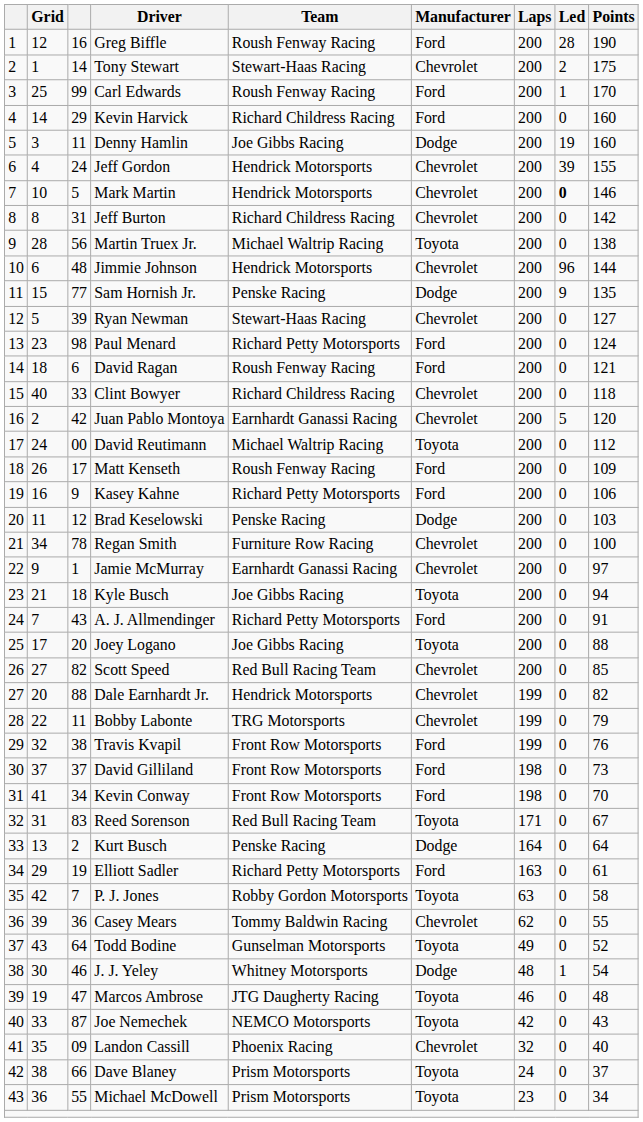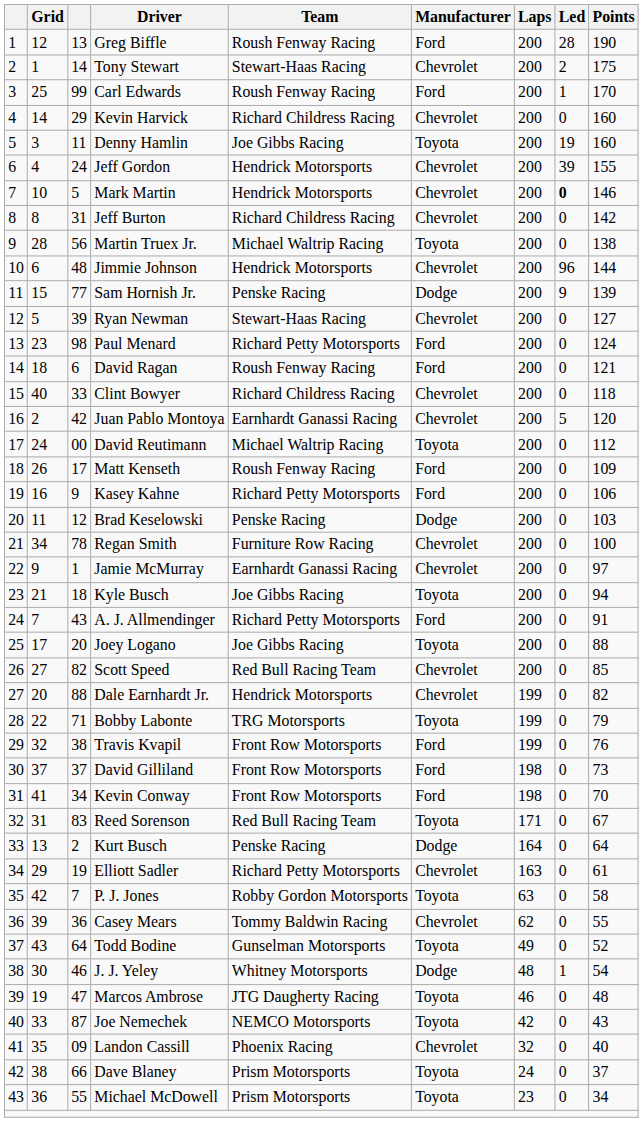(79, 42) 16 -> (79, 42) 13
(430, 117) Ford -> (446, 117) Chevrolet
(436, 142) Dodge -> (437, 142) Toyota
(604, 293) 135 -> (604, 293) 139
(79, 720) 11 -> (79, 720) 71
(446, 720) Chevrolet -> (437, 720) Toyota
(430, 871) Ford -> (446, 871) Chevrolet
